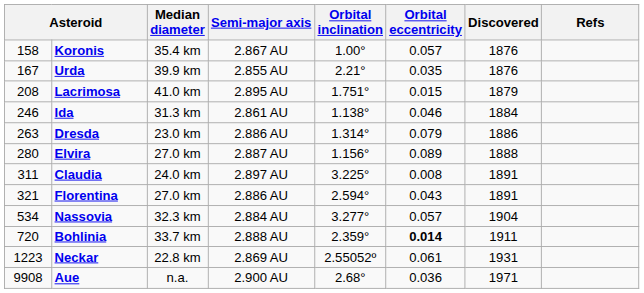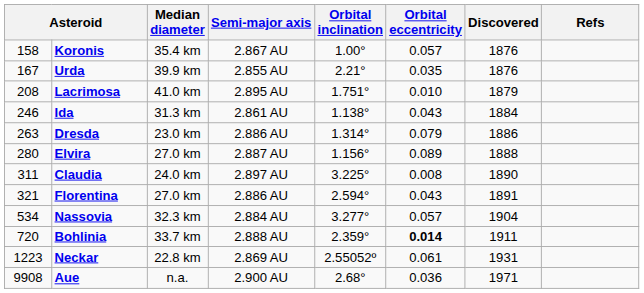(426, 92) 0.015 -> (426, 92) 0.010
(426, 113) 0.046 -> (426, 113) 0.043
(503, 175) 1891 -> (503, 175) 1890
